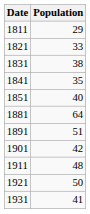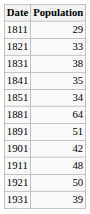(78, 98) 40 -> (78, 98) 34
(78, 200) 41 -> (78, 200) 39
